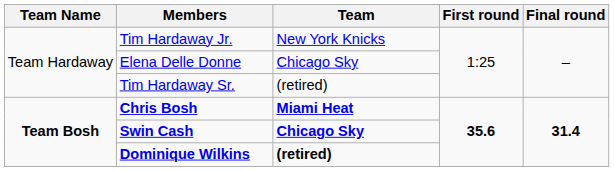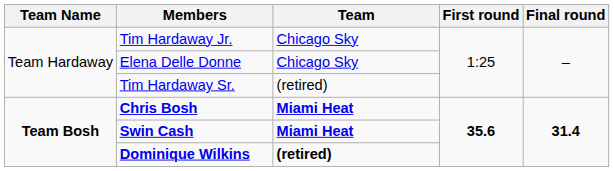(331, 39) New York Knicks -> (317, 39) Chicago Sky
(320, 131) Chicago Sky -> (315, 131) Miami Heat
